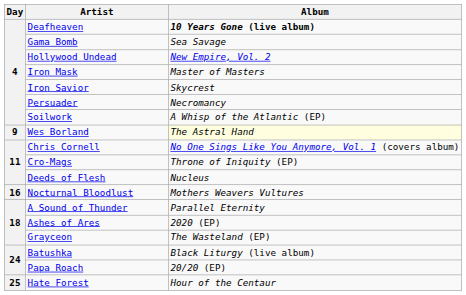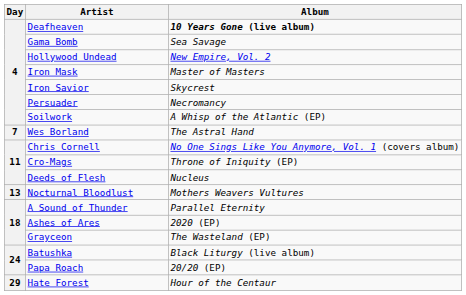(15, 132) 9 -> (15, 132) 7
(212, 132) lightyellow background -> (212, 132) no background
(15, 192) 16 -> (15, 192) 13
(15, 283) 25 -> (15, 283) 29
